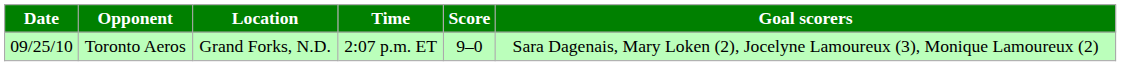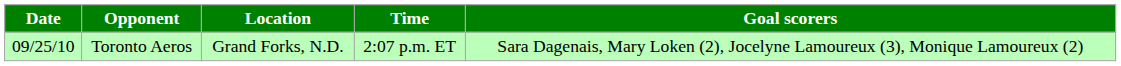- column: (469, 18)
